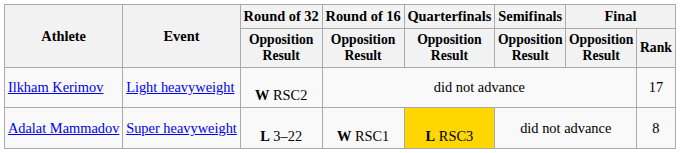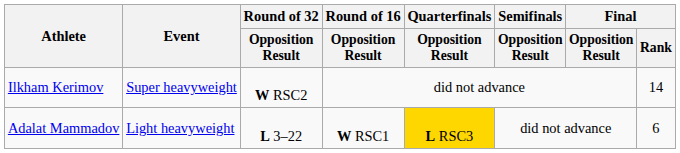(180, 87) Light heavyweight -> (181, 87) Super heavyweight
(656, 87) 17 -> (656, 87) 14
(181, 128) Super heavyweight -> (180, 128) Light heavyweight
(656, 128) 8 -> (656, 128) 6
